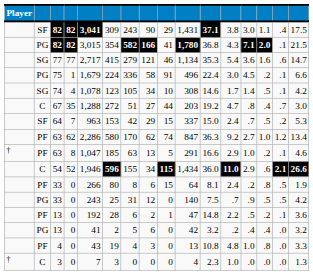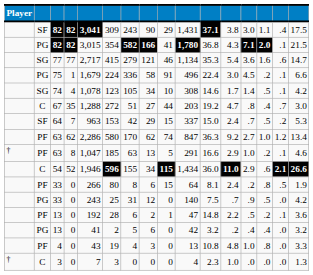(283, 200) .5 -> (283, 200) .0
